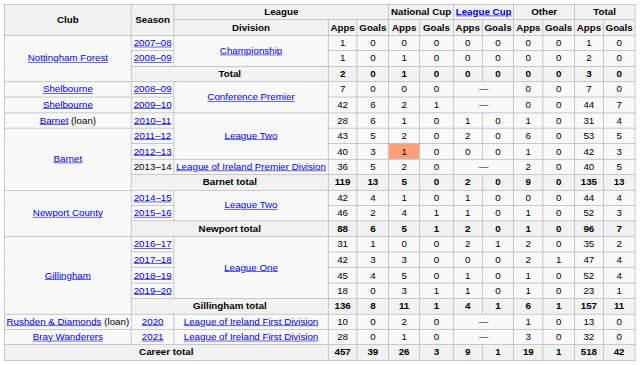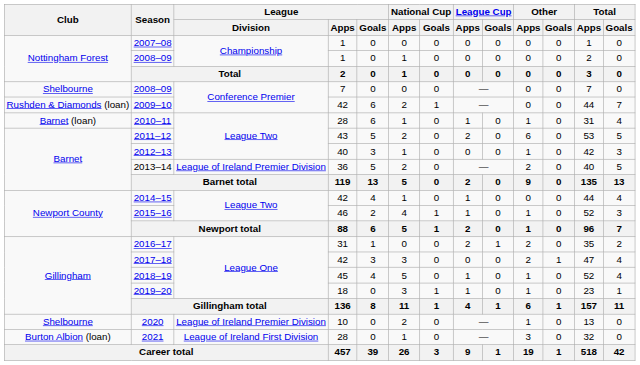(68, 105) Shelbourne -> (68, 105) Rushden & Diamonds (loan)
(404, 151) lightsalmon background -> (404, 151) no background
(68, 321) Rushden & Diamonds (loan) -> (68, 321) Shelbourne
(251, 321) League of Ireland First Division -> (251, 321) League of Ireland Premier Division
(68, 337) Bray Wanderers -> (68, 337) Burton Albion (loan)
